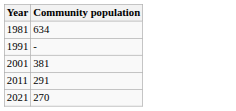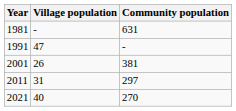+ column: (75, 13)
(41, 30) 634 -> (130, 30) 631
(41, 81) 291 -> (130, 81) 297
